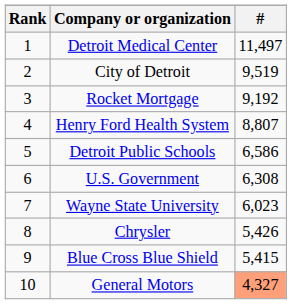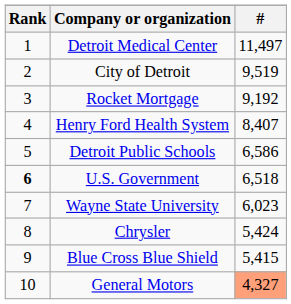(260, 125) 8,807 -> (260, 125) 8,407
(28, 178) normal -> (28, 178) bold
(260, 178) 6,308 -> (260, 178) 6,518
(260, 231) 5,426 -> (260, 231) 5,424
